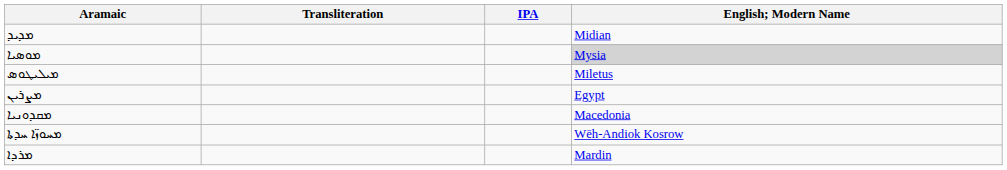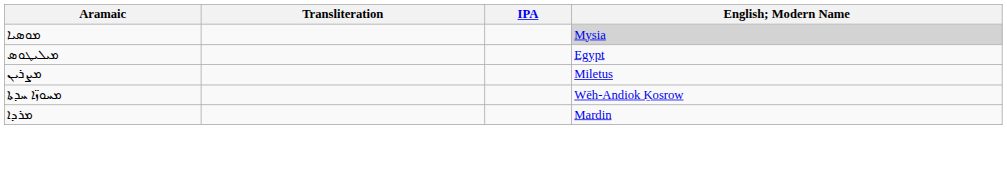- row: (20, 34)
(594, 74) Miletus -> (589, 54) Egypt
(589, 94) Egypt -> (594, 74) Miletus
- row: (29, 114)
